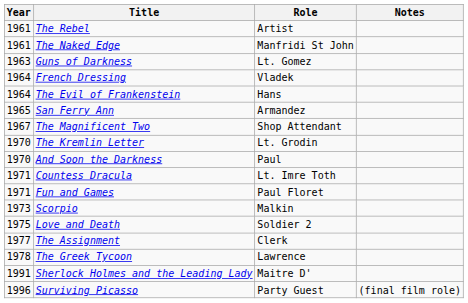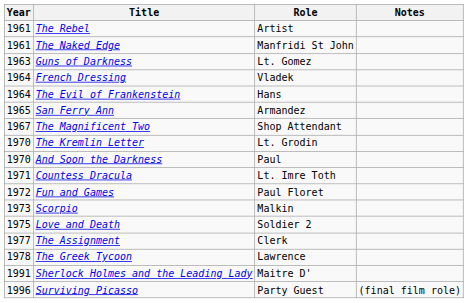(19, 192) 1971 -> (19, 192) 1972
